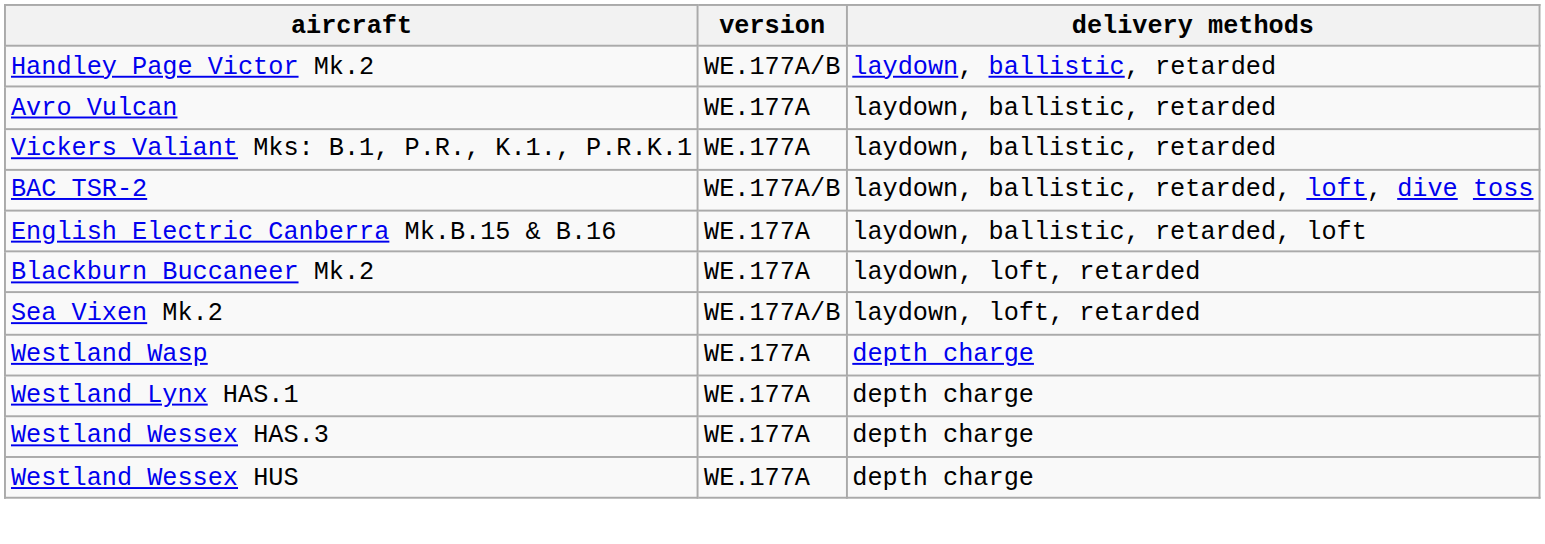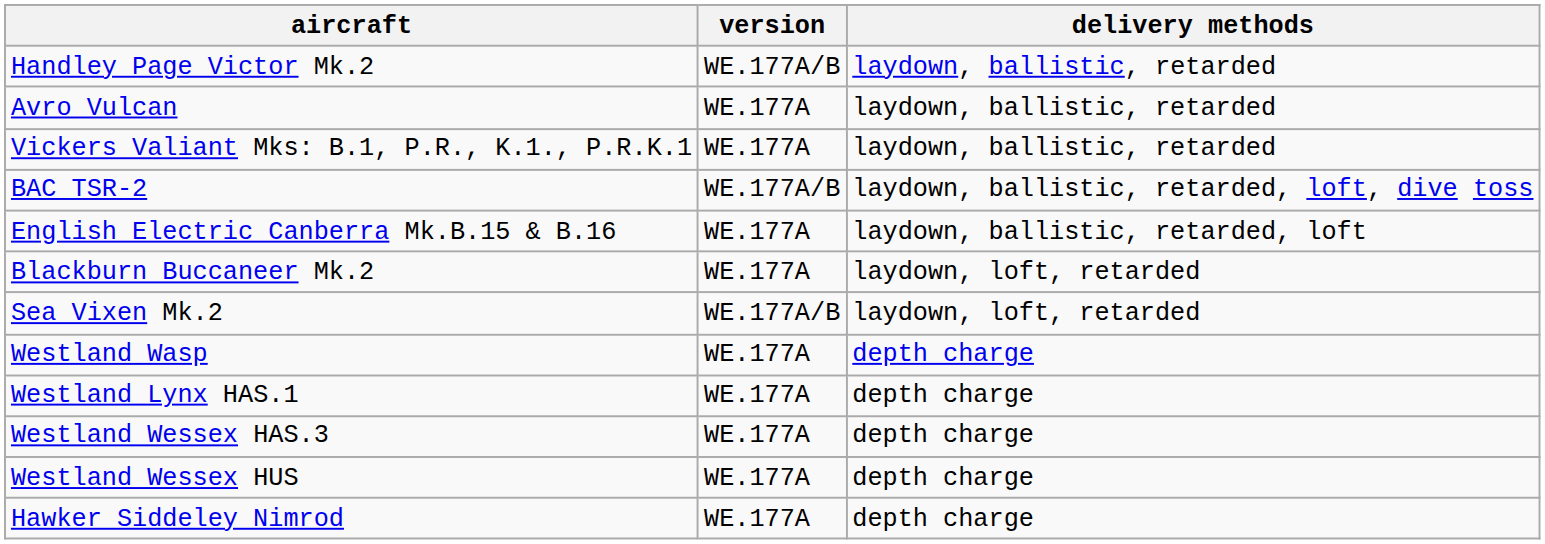+ row: (177, 519)
